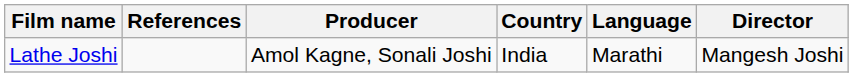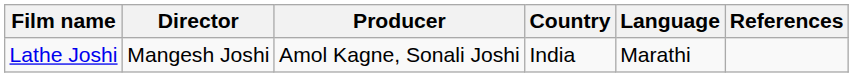columns swapped: (773, 21) <-> (184, 21)
